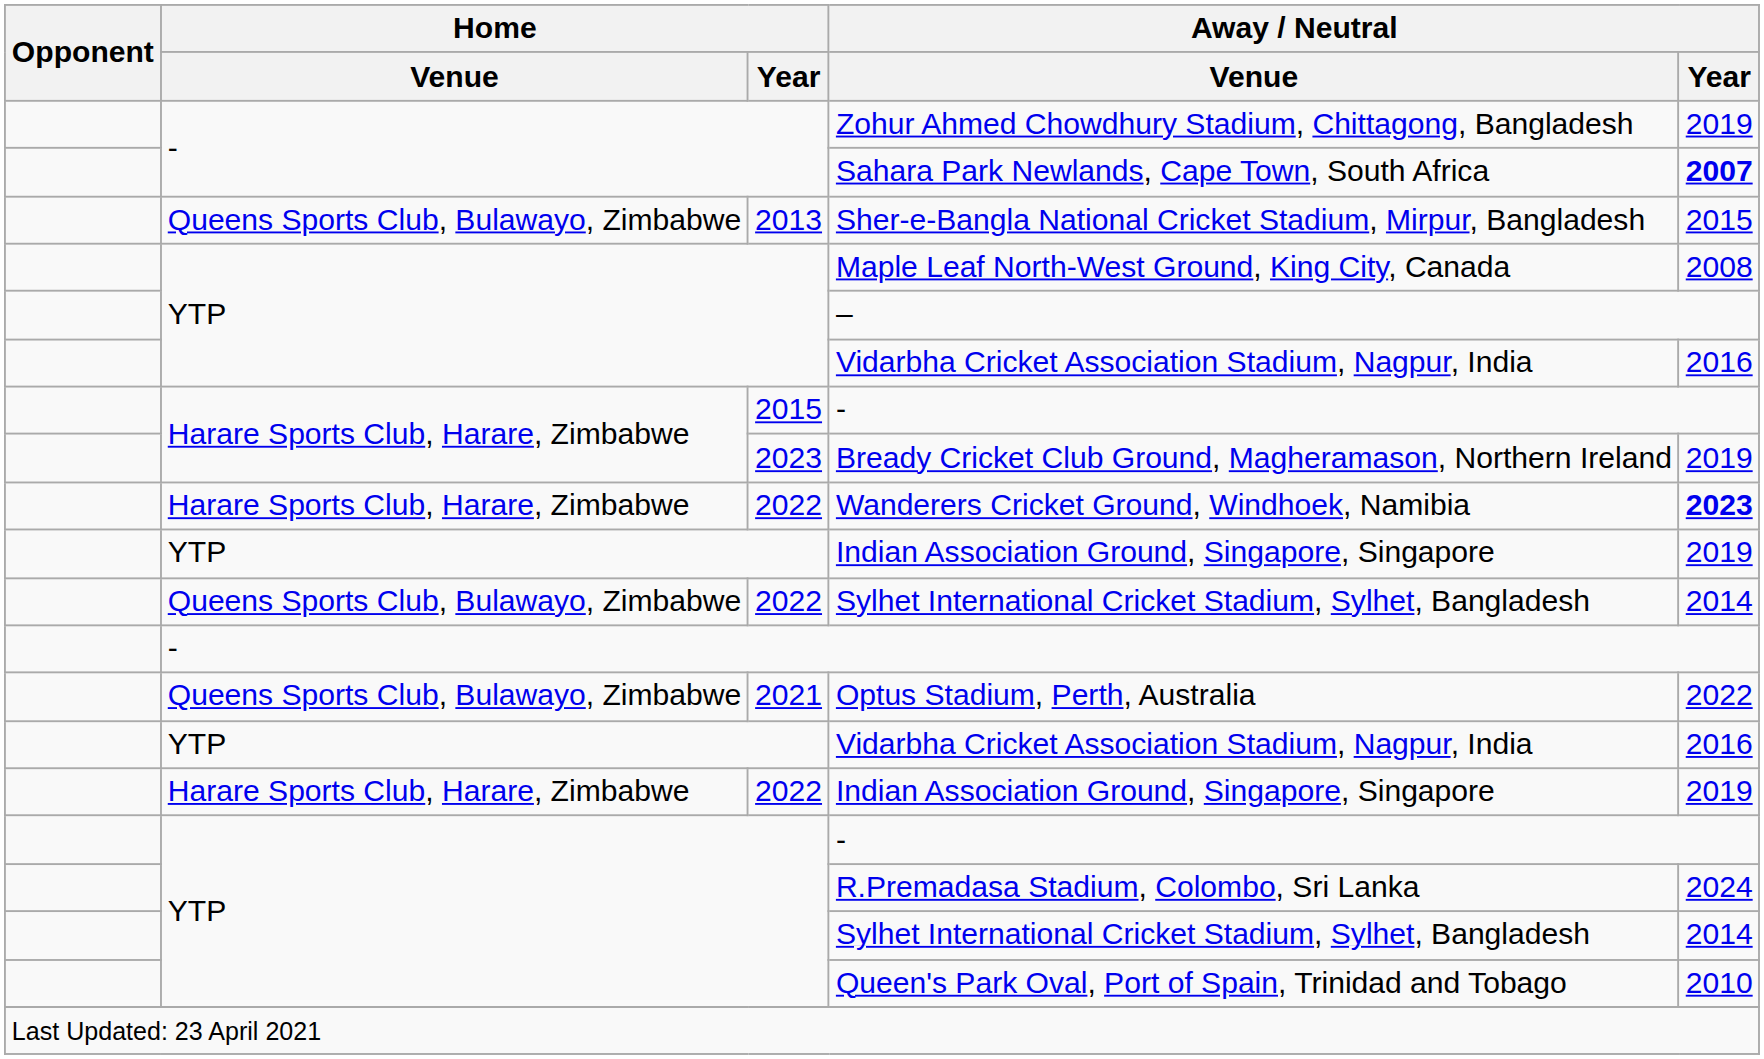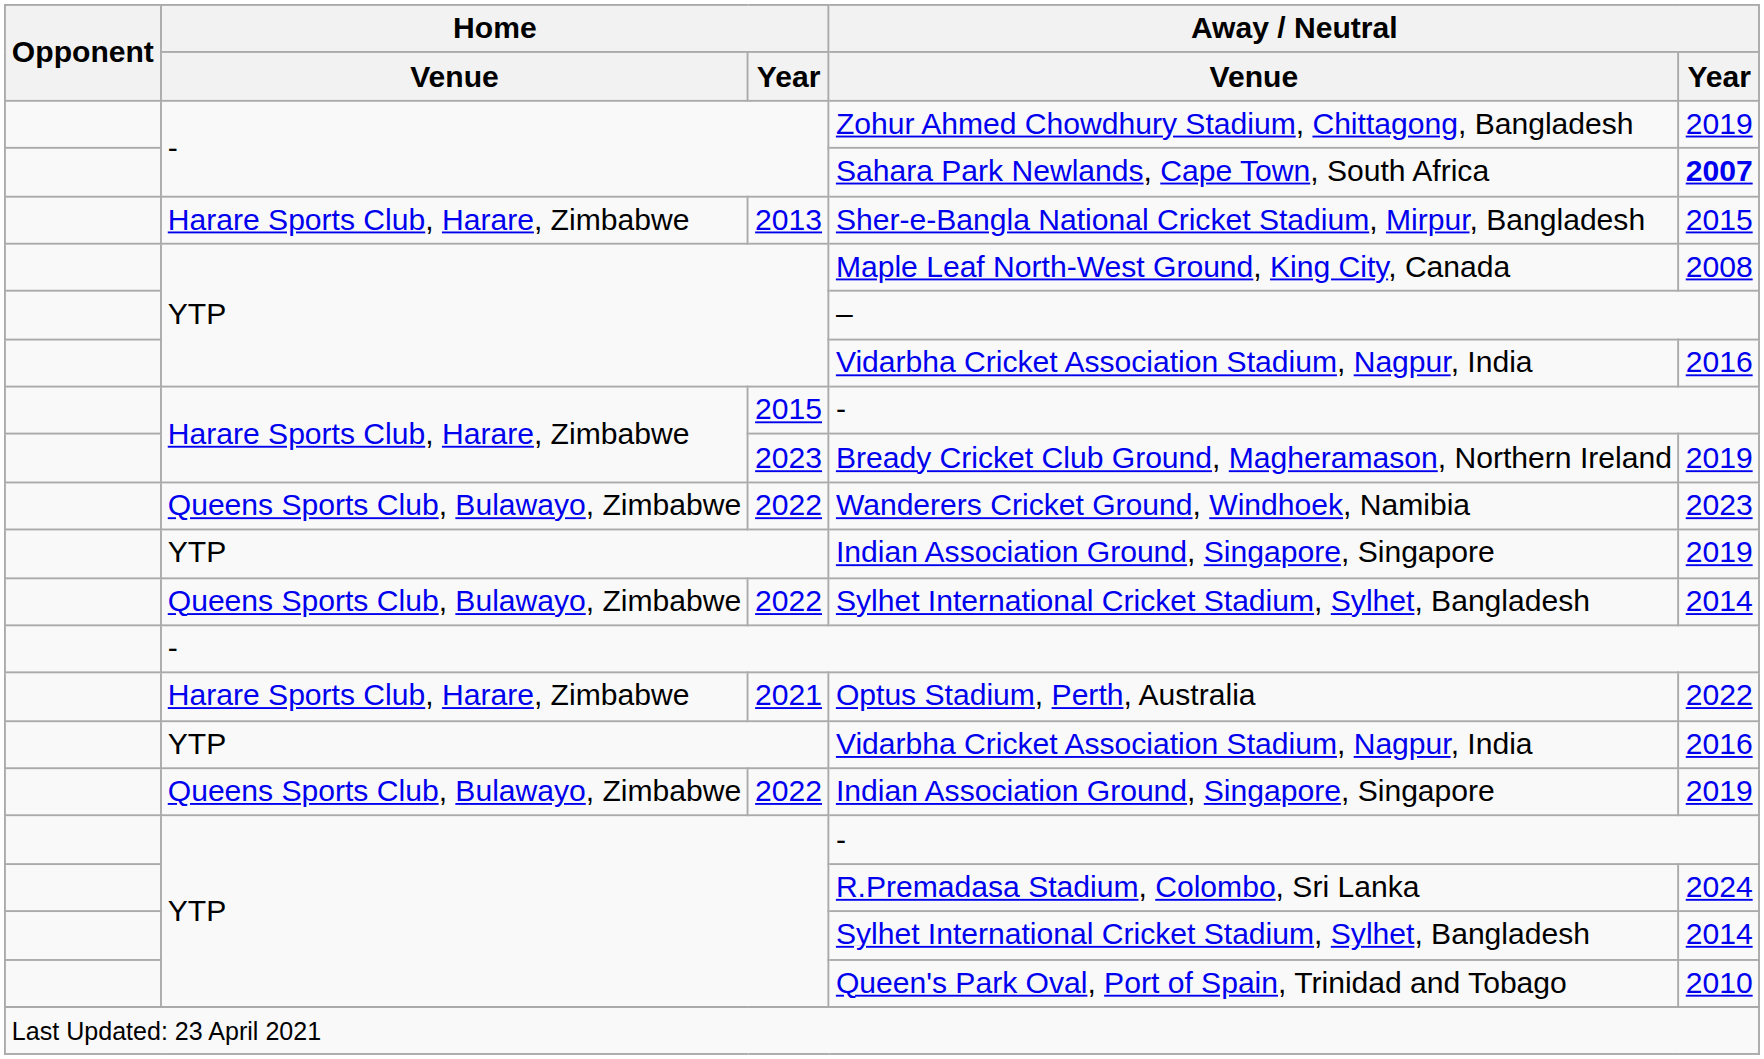(455, 219) Queens Sports Club, Bulawayo, Zimbabwe -> (429, 219) Harare Sports Club, Harare, Zimbabwe
(429, 505) Harare Sports Club, Harare, Zimbabwe -> (455, 505) Queens Sports Club, Bulawayo, Zimbabwe
(1719, 505) bold -> (1719, 505) normal
(455, 696) Queens Sports Club, Bulawayo, Zimbabwe -> (429, 696) Harare Sports Club, Harare, Zimbabwe
(429, 791) Harare Sports Club, Harare, Zimbabwe -> (455, 791) Queens Sports Club, Bulawayo, Zimbabwe
